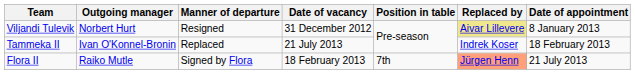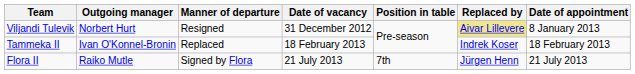(313, 45) 21 July 2013 -> (325, 45) 18 February 2013
(325, 61) 18 February 2013 -> (313, 61) 21 July 2013
(489, 61) lightsalmon background -> (489, 61) no background
